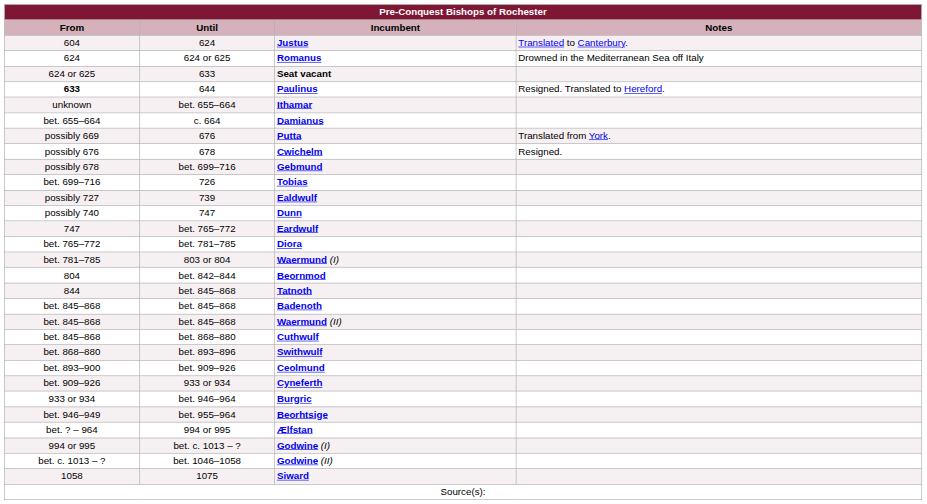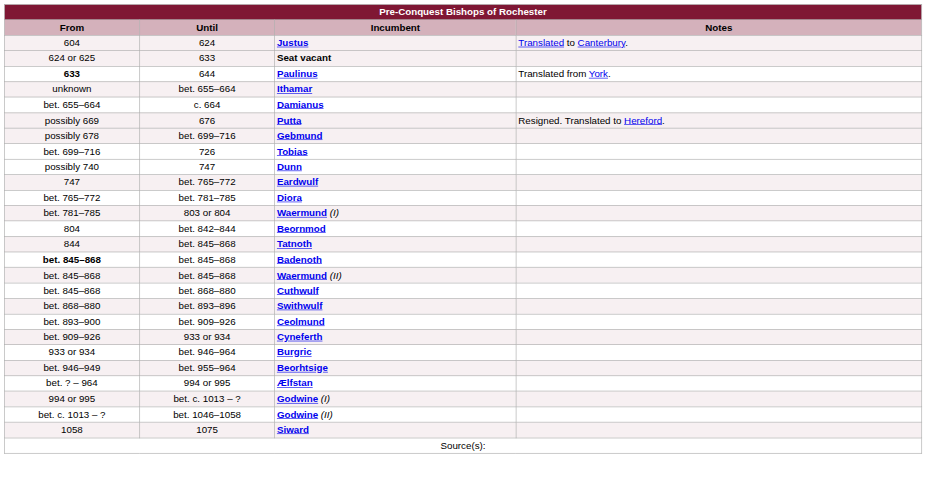- row: (299, 58)
(592, 89) Resigned. Translated to Hereford. -> (565, 74) Translated from York.
(565, 136) Translated from York. -> (592, 120) Resigned. Translated to Hereford.
- row: (300, 151)
- row: (297, 197)
(72, 306) normal -> (72, 259) bold
